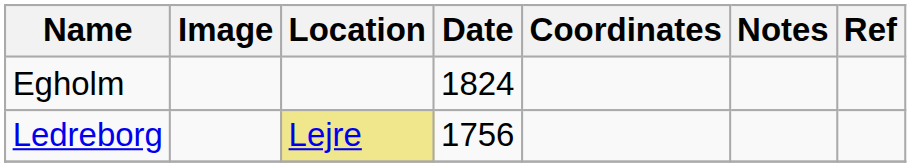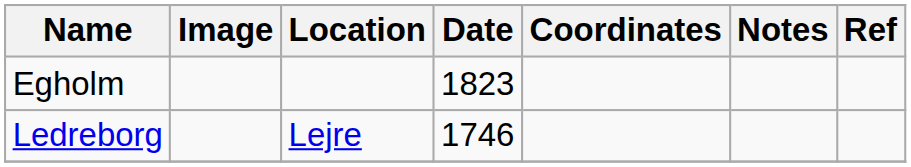(478, 82) 1824 -> (478, 82) 1823
(325, 135) khaki background -> (325, 135) no background
(478, 135) 1756 -> (478, 135) 1746
